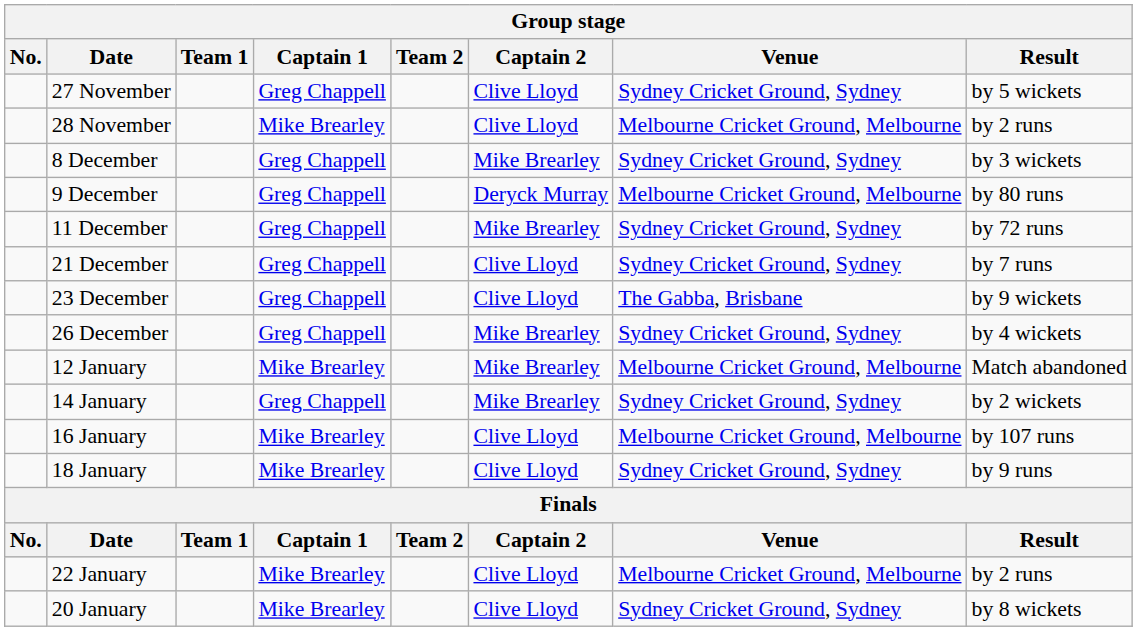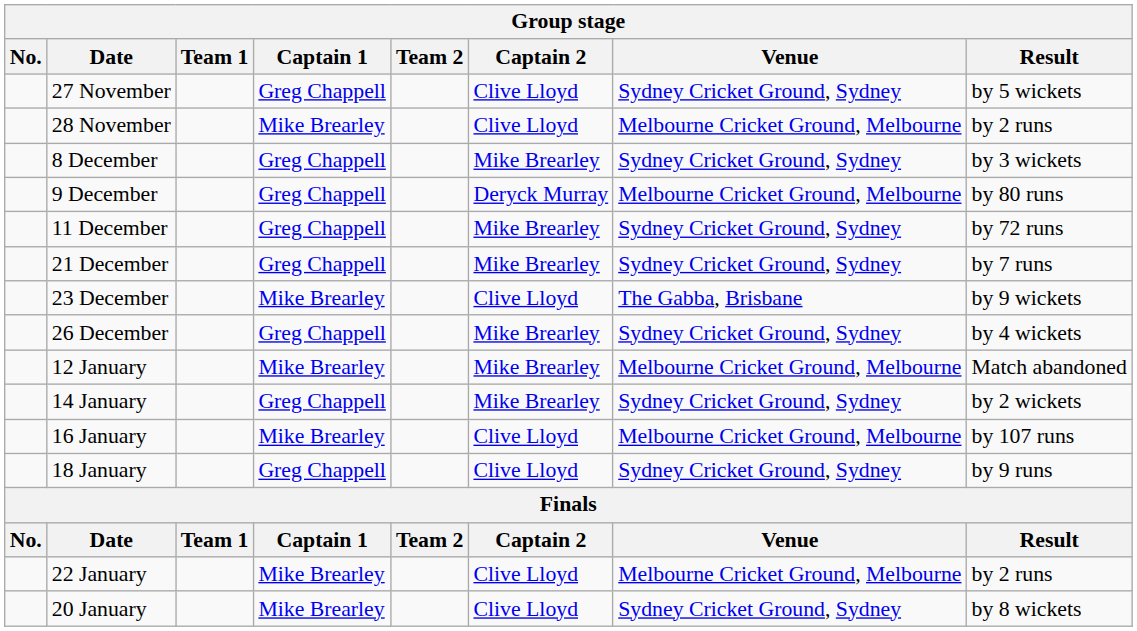(526, 263) Clive Lloyd -> (537, 263) Mike Brearley
(322, 297) Greg Chappell -> (322, 297) Mike Brearley
(322, 470) Mike Brearley -> (322, 470) Greg Chappell
